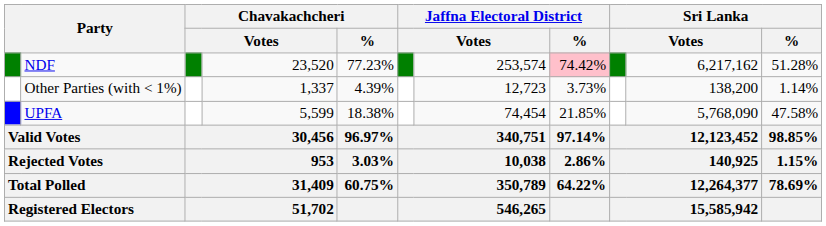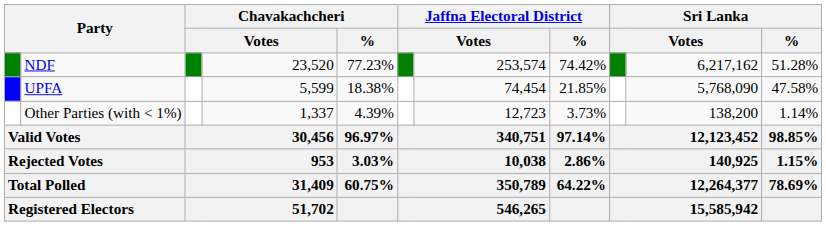(583, 64) pink background -> (583, 64) no background
rows swapped: (43, 112) <-> (103, 88)
